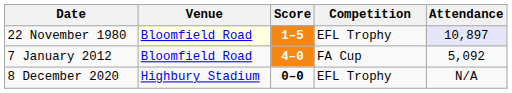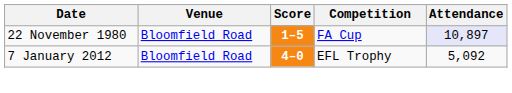(196, 35) lightyellow background -> (196, 35) no background
(354, 35) EFL Trophy -> (339, 35) FA Cup
(339, 56) FA Cup -> (354, 56) EFL Trophy
- row: (63, 77)
